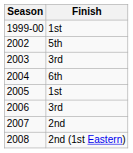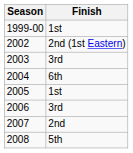(55, 44) 5th -> (87, 44) 2nd (1st Eastern)
(87, 140) 2nd (1st Eastern) -> (55, 140) 5th
